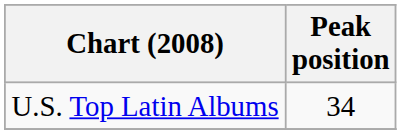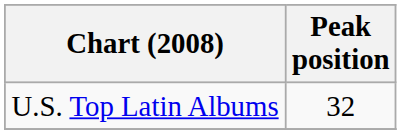(341, 105) 34 -> (341, 105) 32
